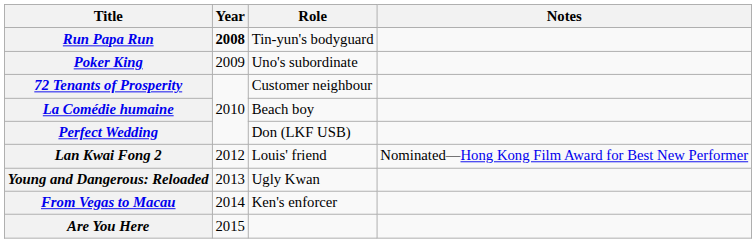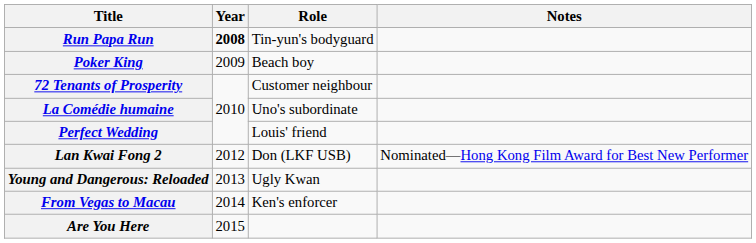(305, 62) Uno's subordinate -> (283, 62) Beach boy
(283, 109) Beach boy -> (305, 109) Uno's subordinate
(301, 132) Don (LKF USB) -> (289, 132) Louis' friend
(289, 156) Louis' friend -> (301, 156) Don (LKF USB)
